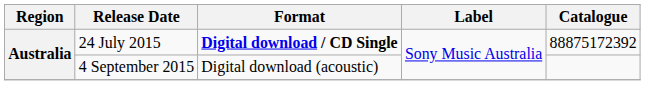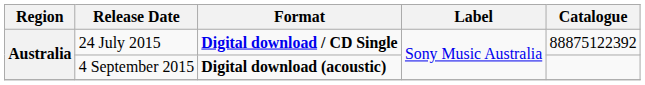(593, 42) 88875172392 -> (593, 42) 88875122392
(290, 67) normal -> (294, 67) bold
